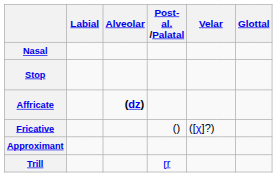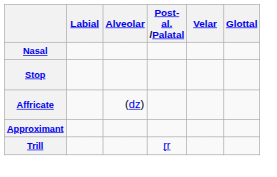(134, 104) bold -> (135, 104) normal
- row: (35, 129)
